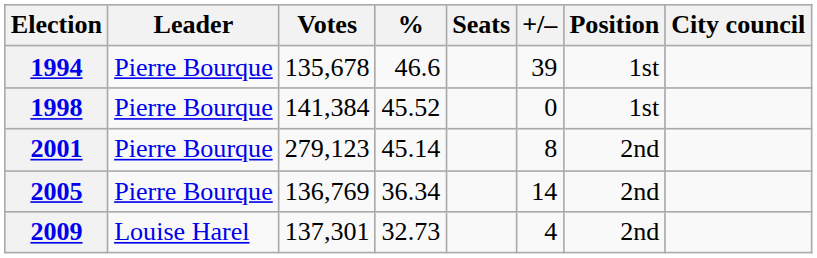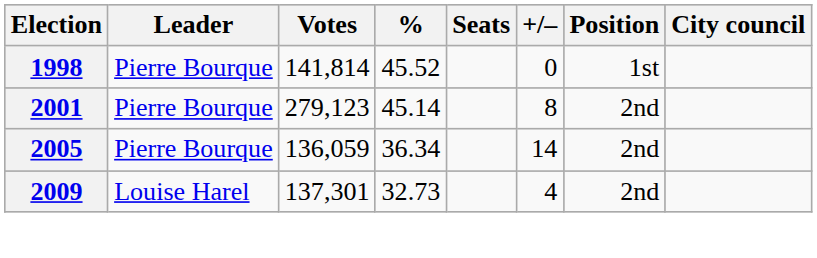- row: (56, 66)
(327, 107) 141,384 -> (327, 66) 141,814
(327, 190) 136,769 -> (327, 149) 136,059
